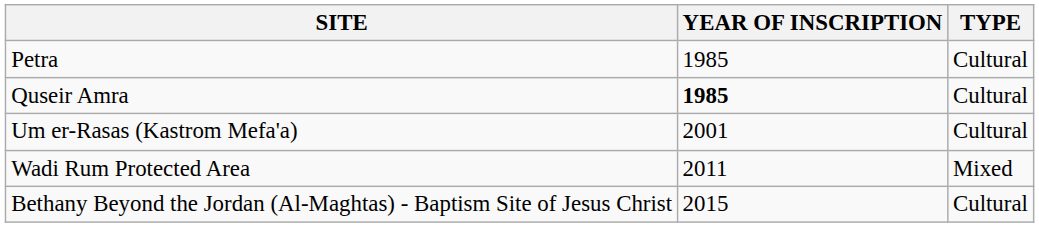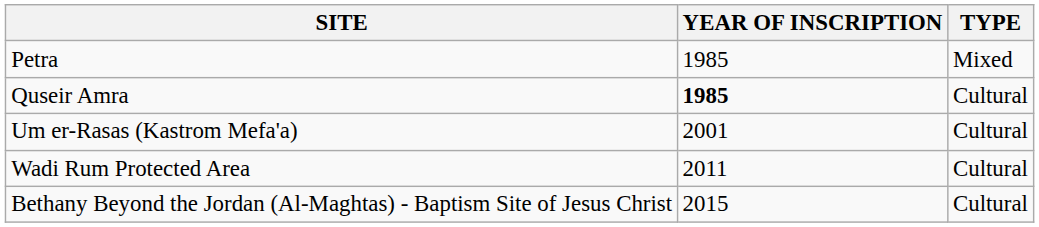(990, 58) Cultural -> (983, 58) Mixed
(983, 167) Mixed -> (990, 167) Cultural
